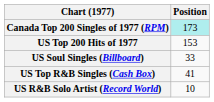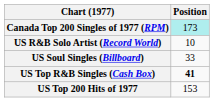rows swapped: (88, 89) <-> (88, 43)
(190, 74) normal -> (190, 74) bold
